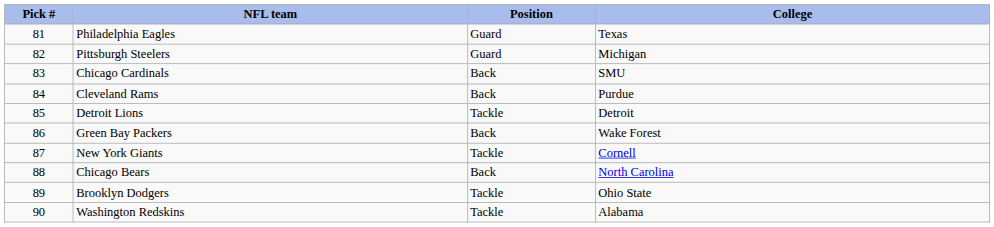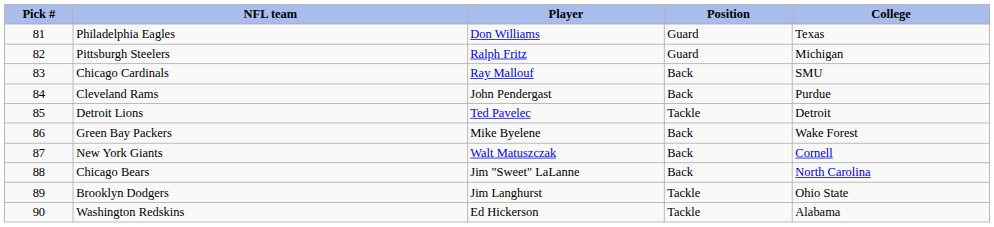+ column: (566, 14)
(487, 152) Tackle -> (680, 152) Back
